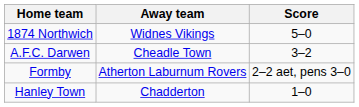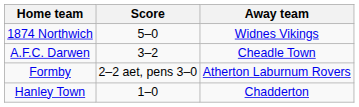columns swapped: (301, 14) <-> (172, 14)
